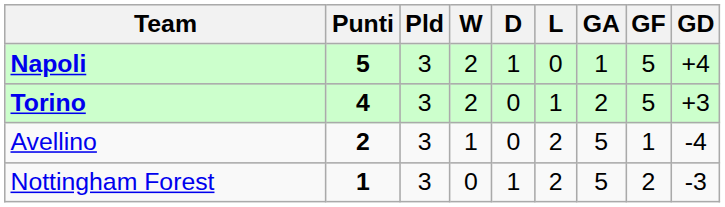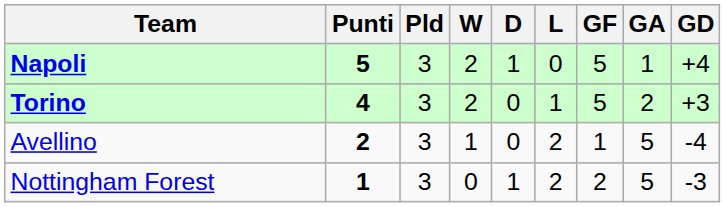columns swapped: (649, 24) <-> (601, 24)
